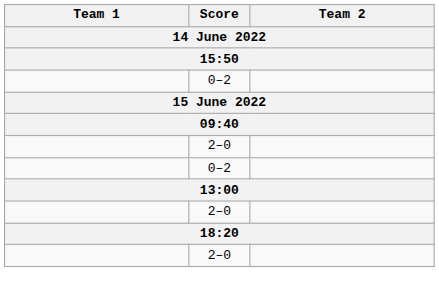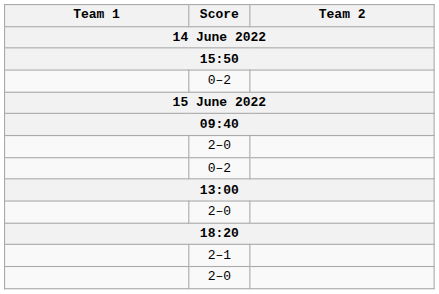+ row: (96, 255)
